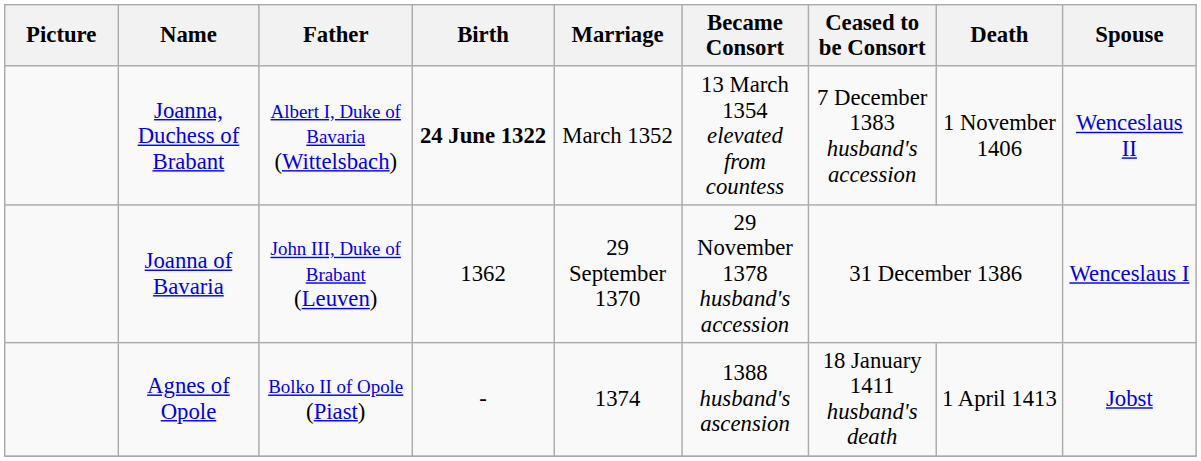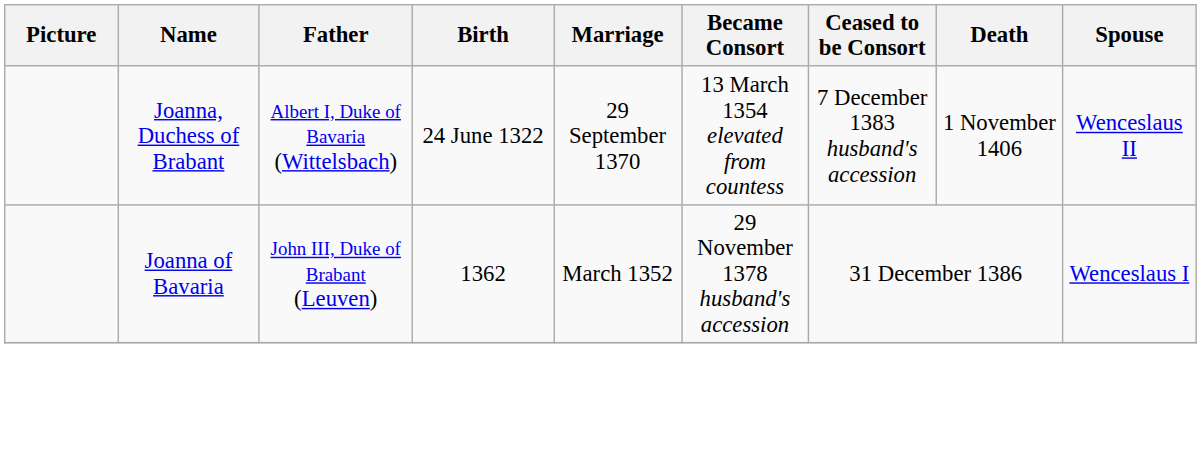(483, 135) bold -> (483, 135) normal
(618, 135) March 1352 -> (618, 135) 29 September 1370
(618, 273) 29 September 1370 -> (618, 273) March 1352
- row: (188, 398)
